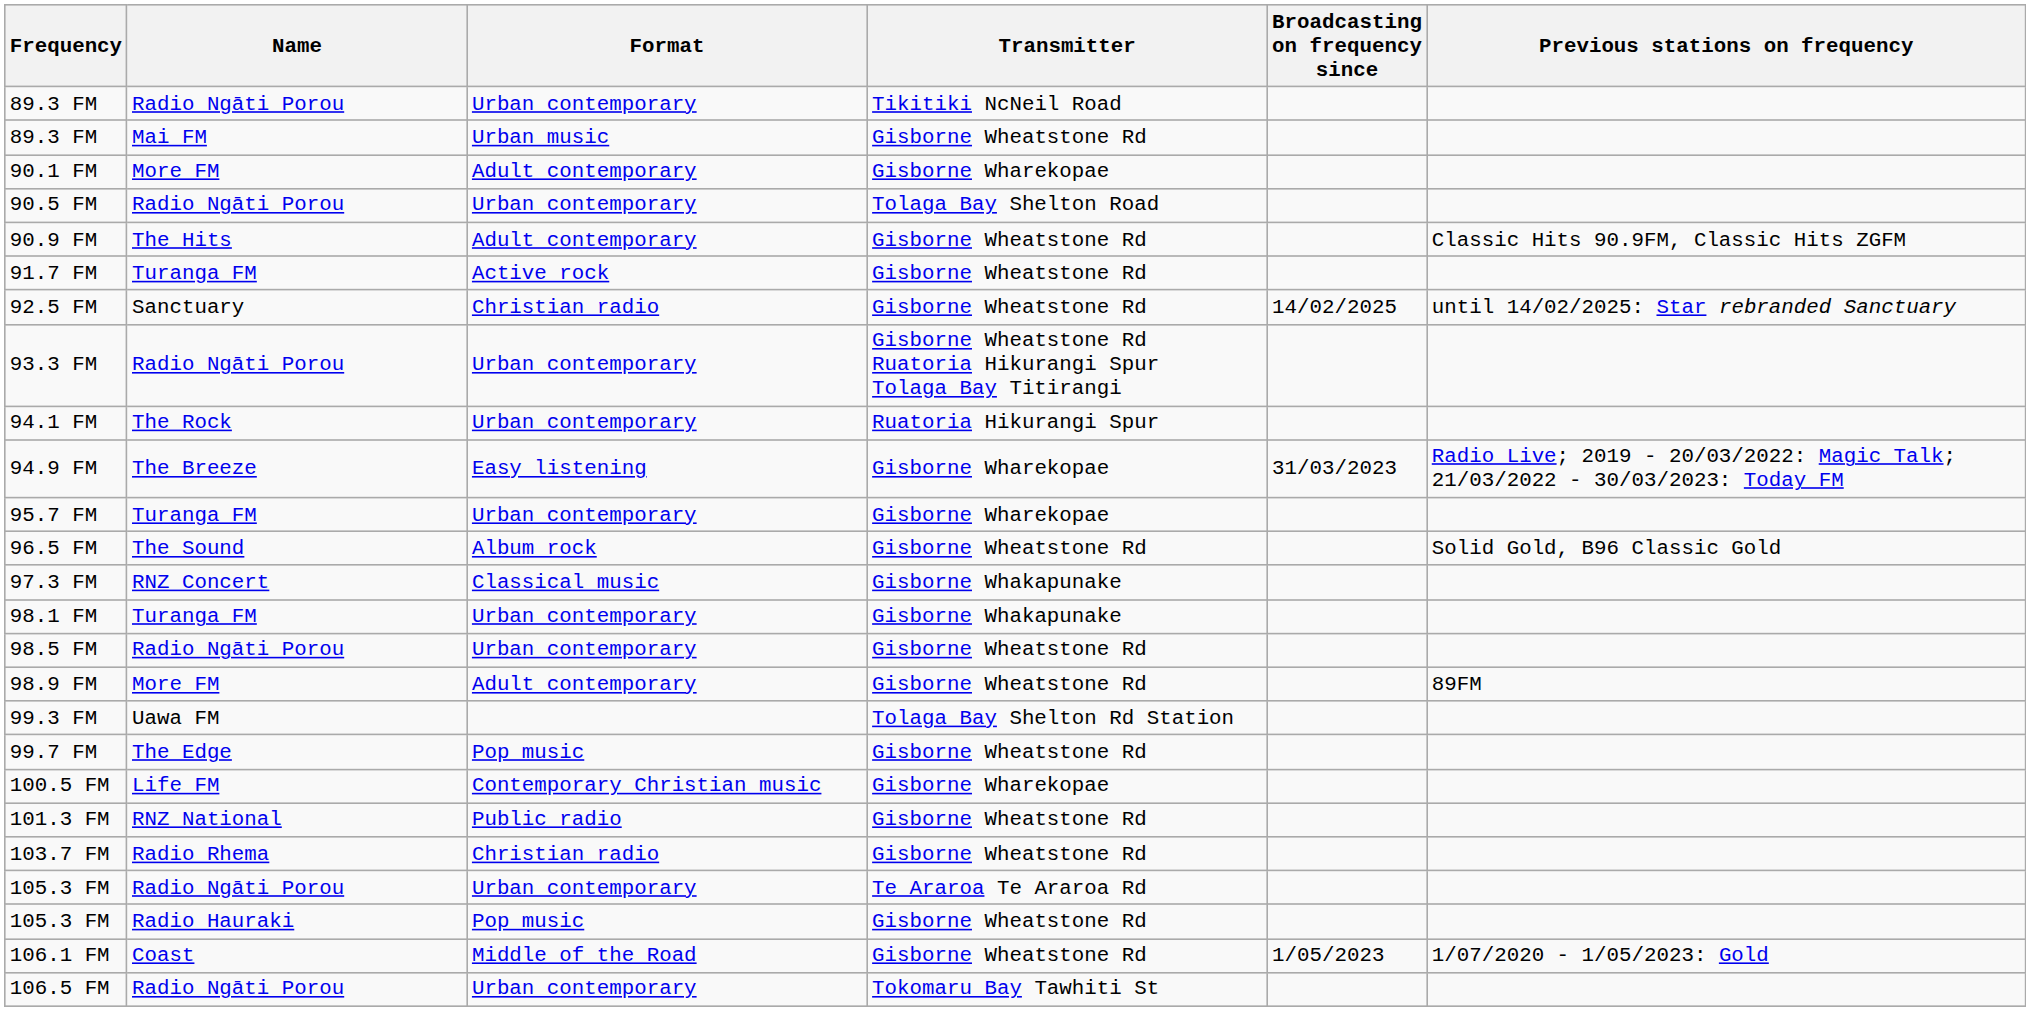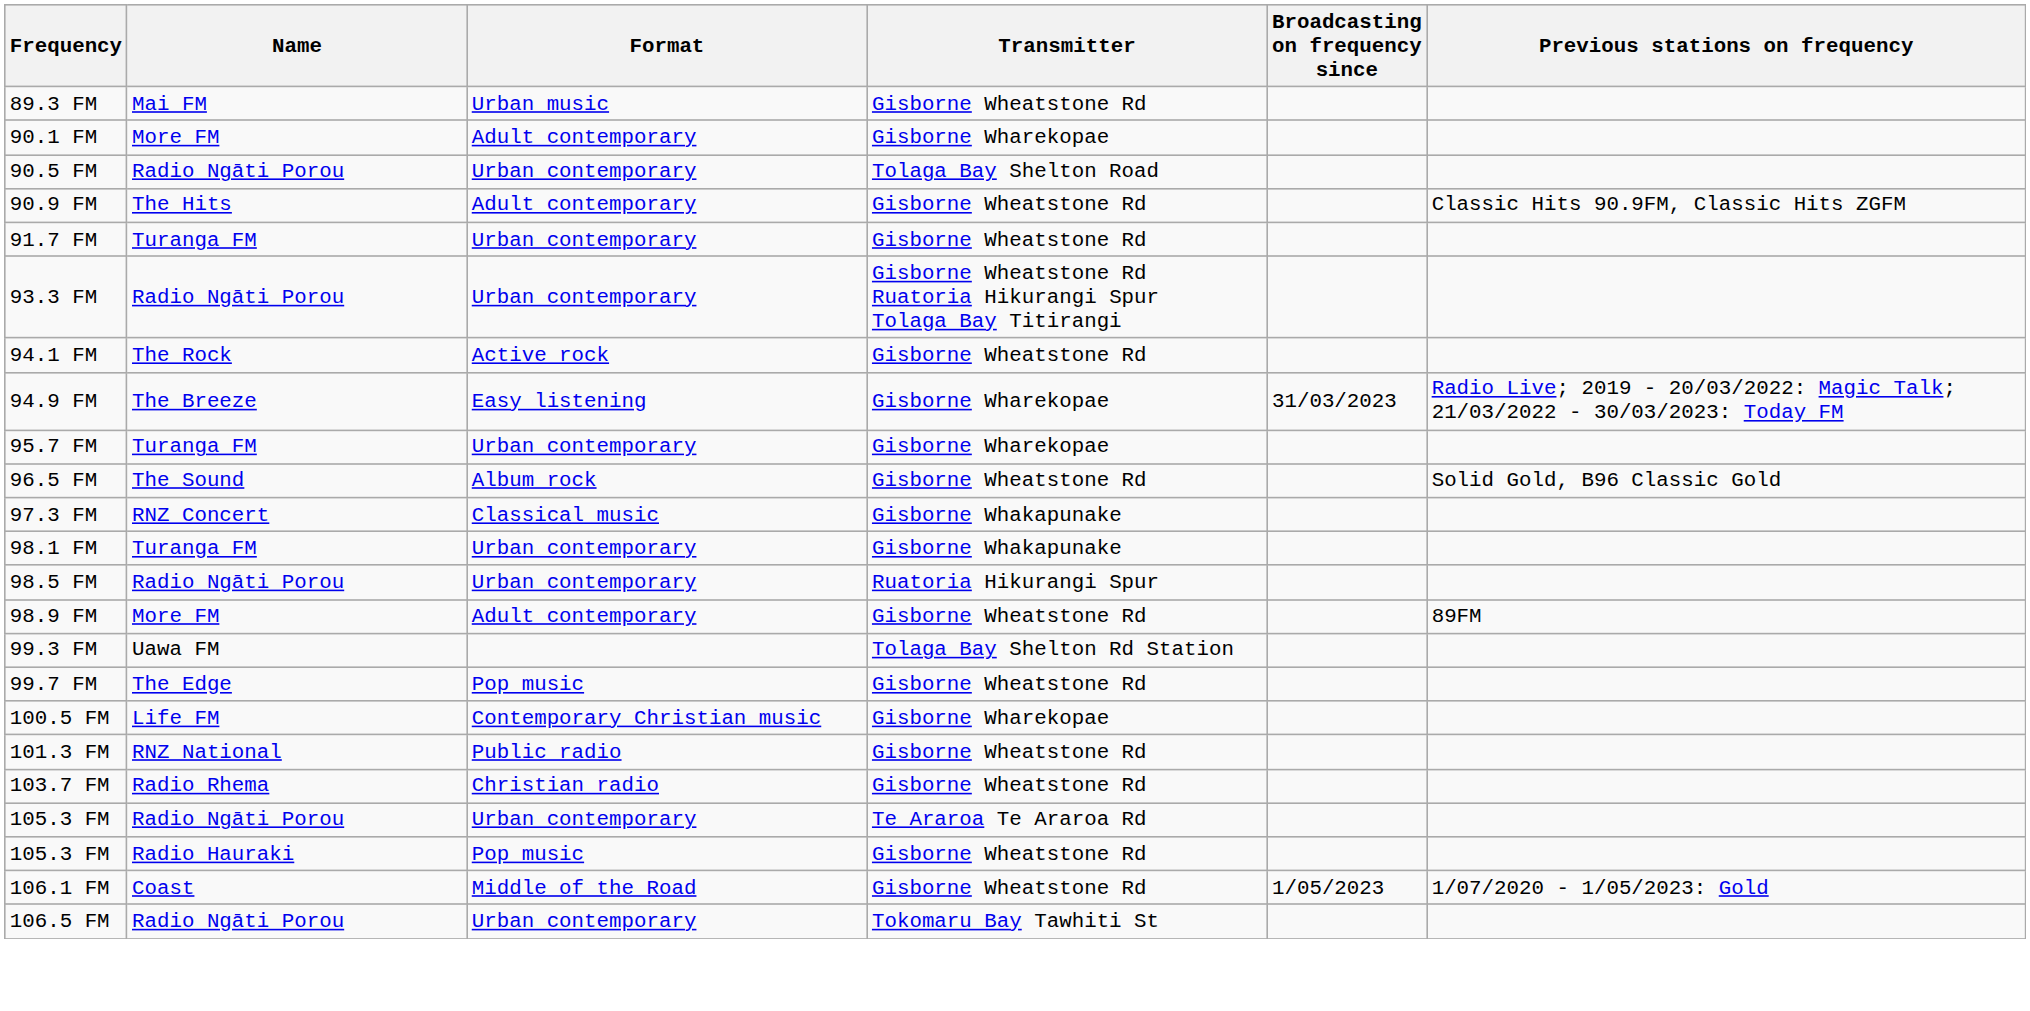- row: (53, 104)
(541, 273) Active rock -> (584, 239) Urban contemporary
- row: (53, 307)
(584, 423) Urban contemporary -> (540, 355) Active rock
(1016, 423) Ruatoria Hikurangi Spur -> (1009, 355) Gisborne Wheatstone Rd
(1009, 650) Gisborne Wheatstone Rd -> (1016, 582) Ruatoria Hikurangi Spur
